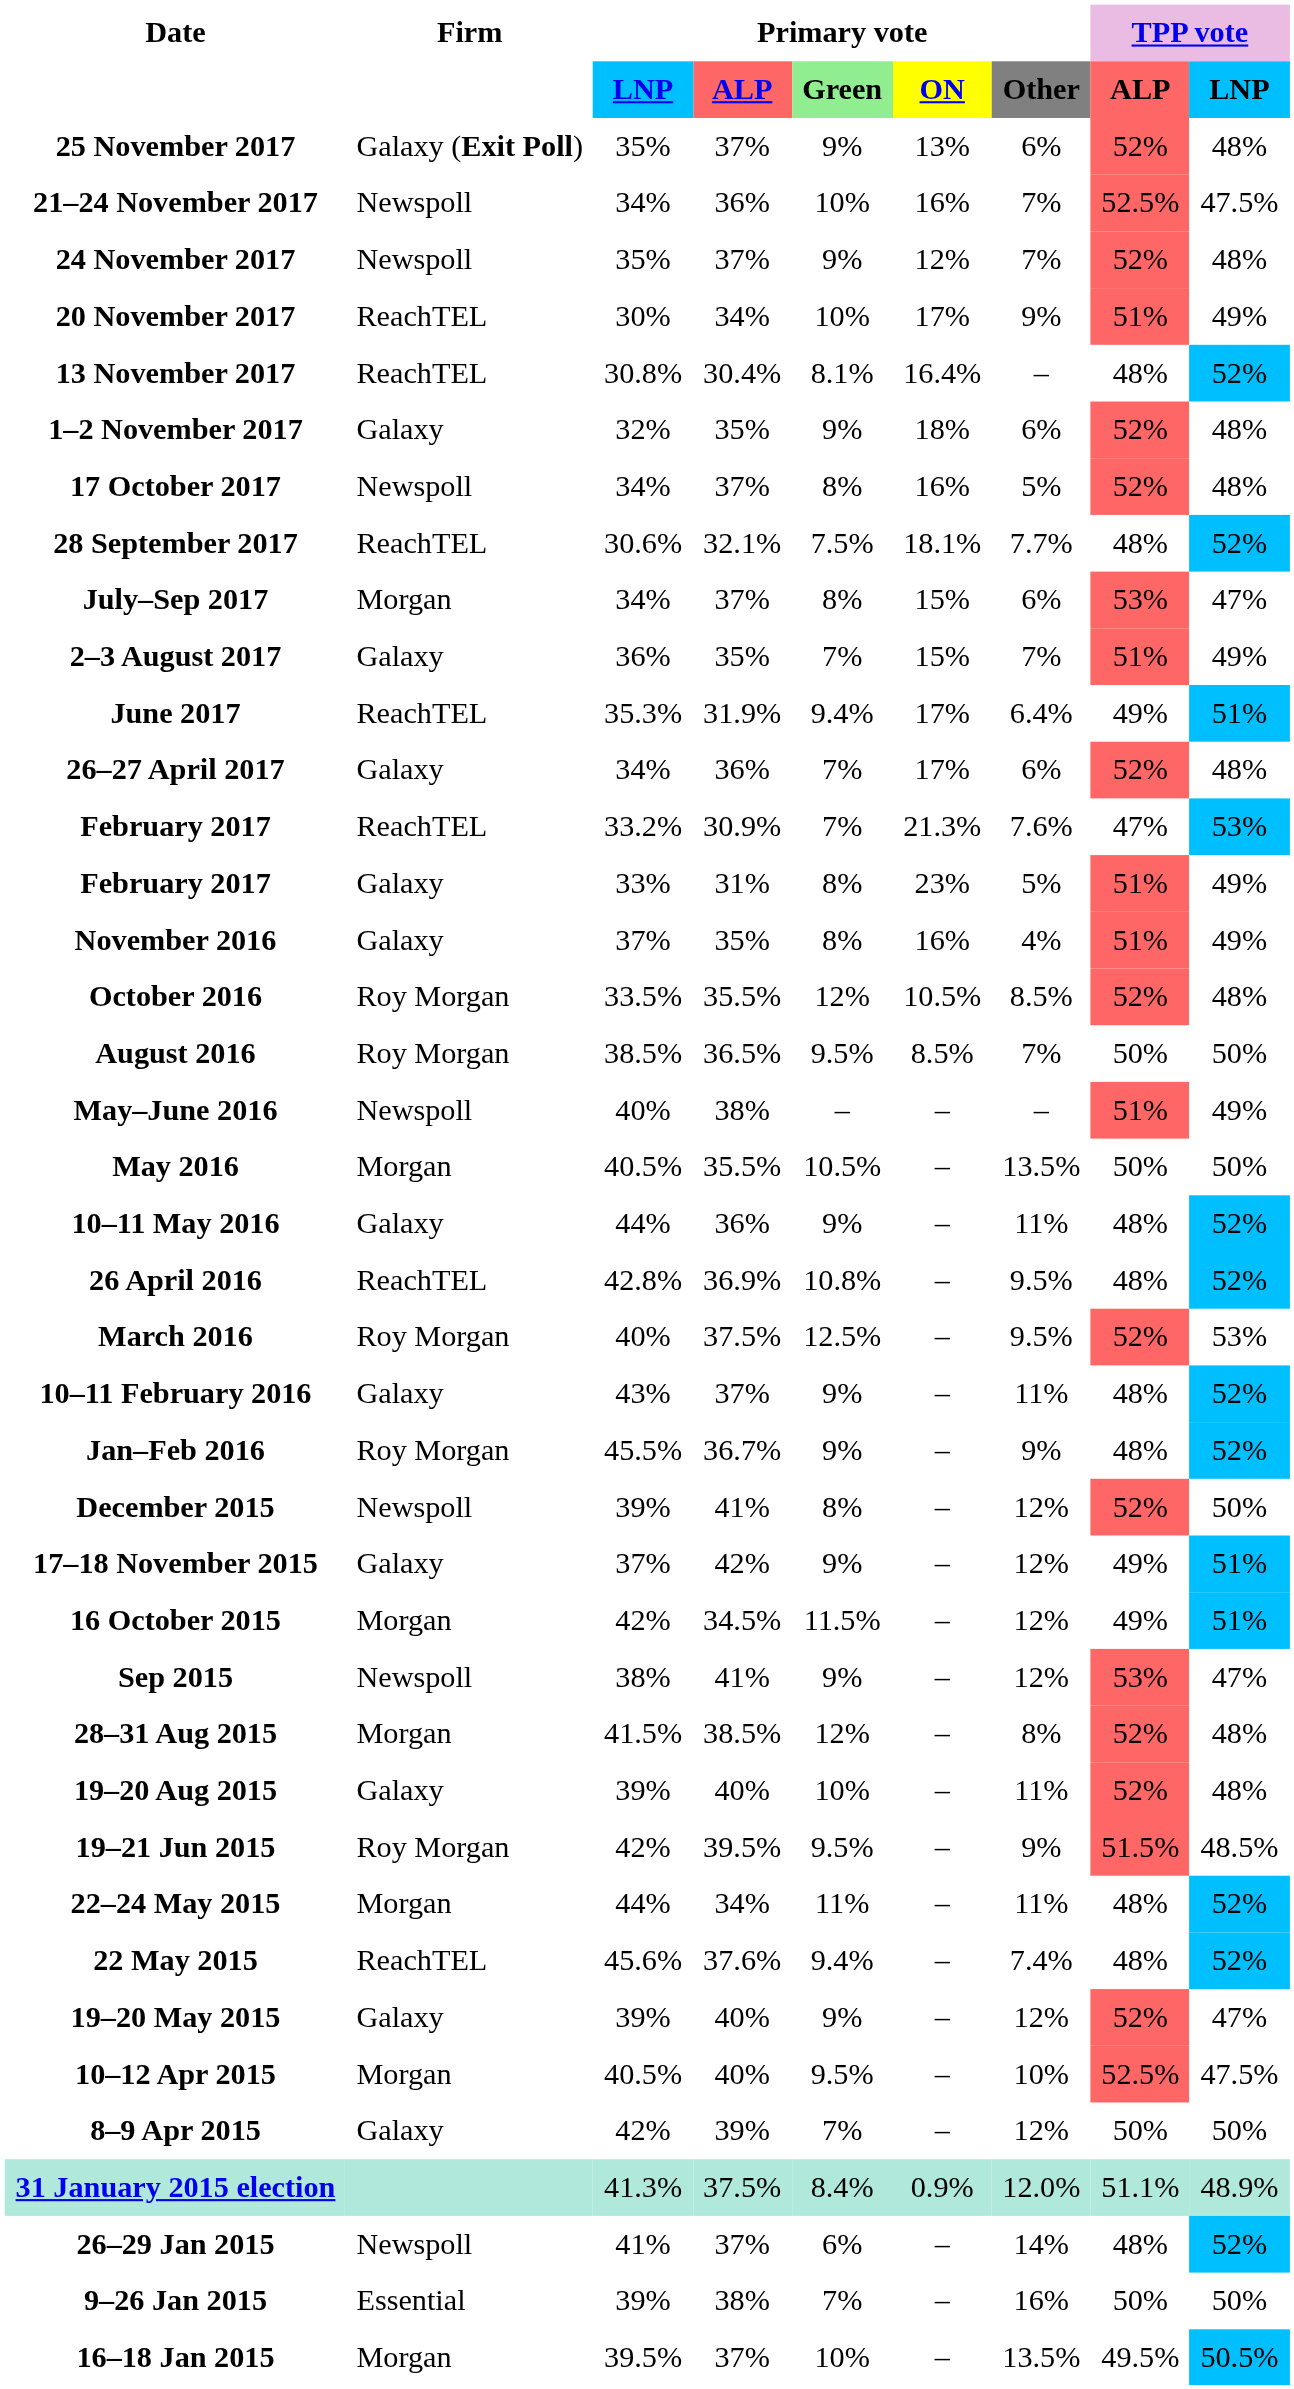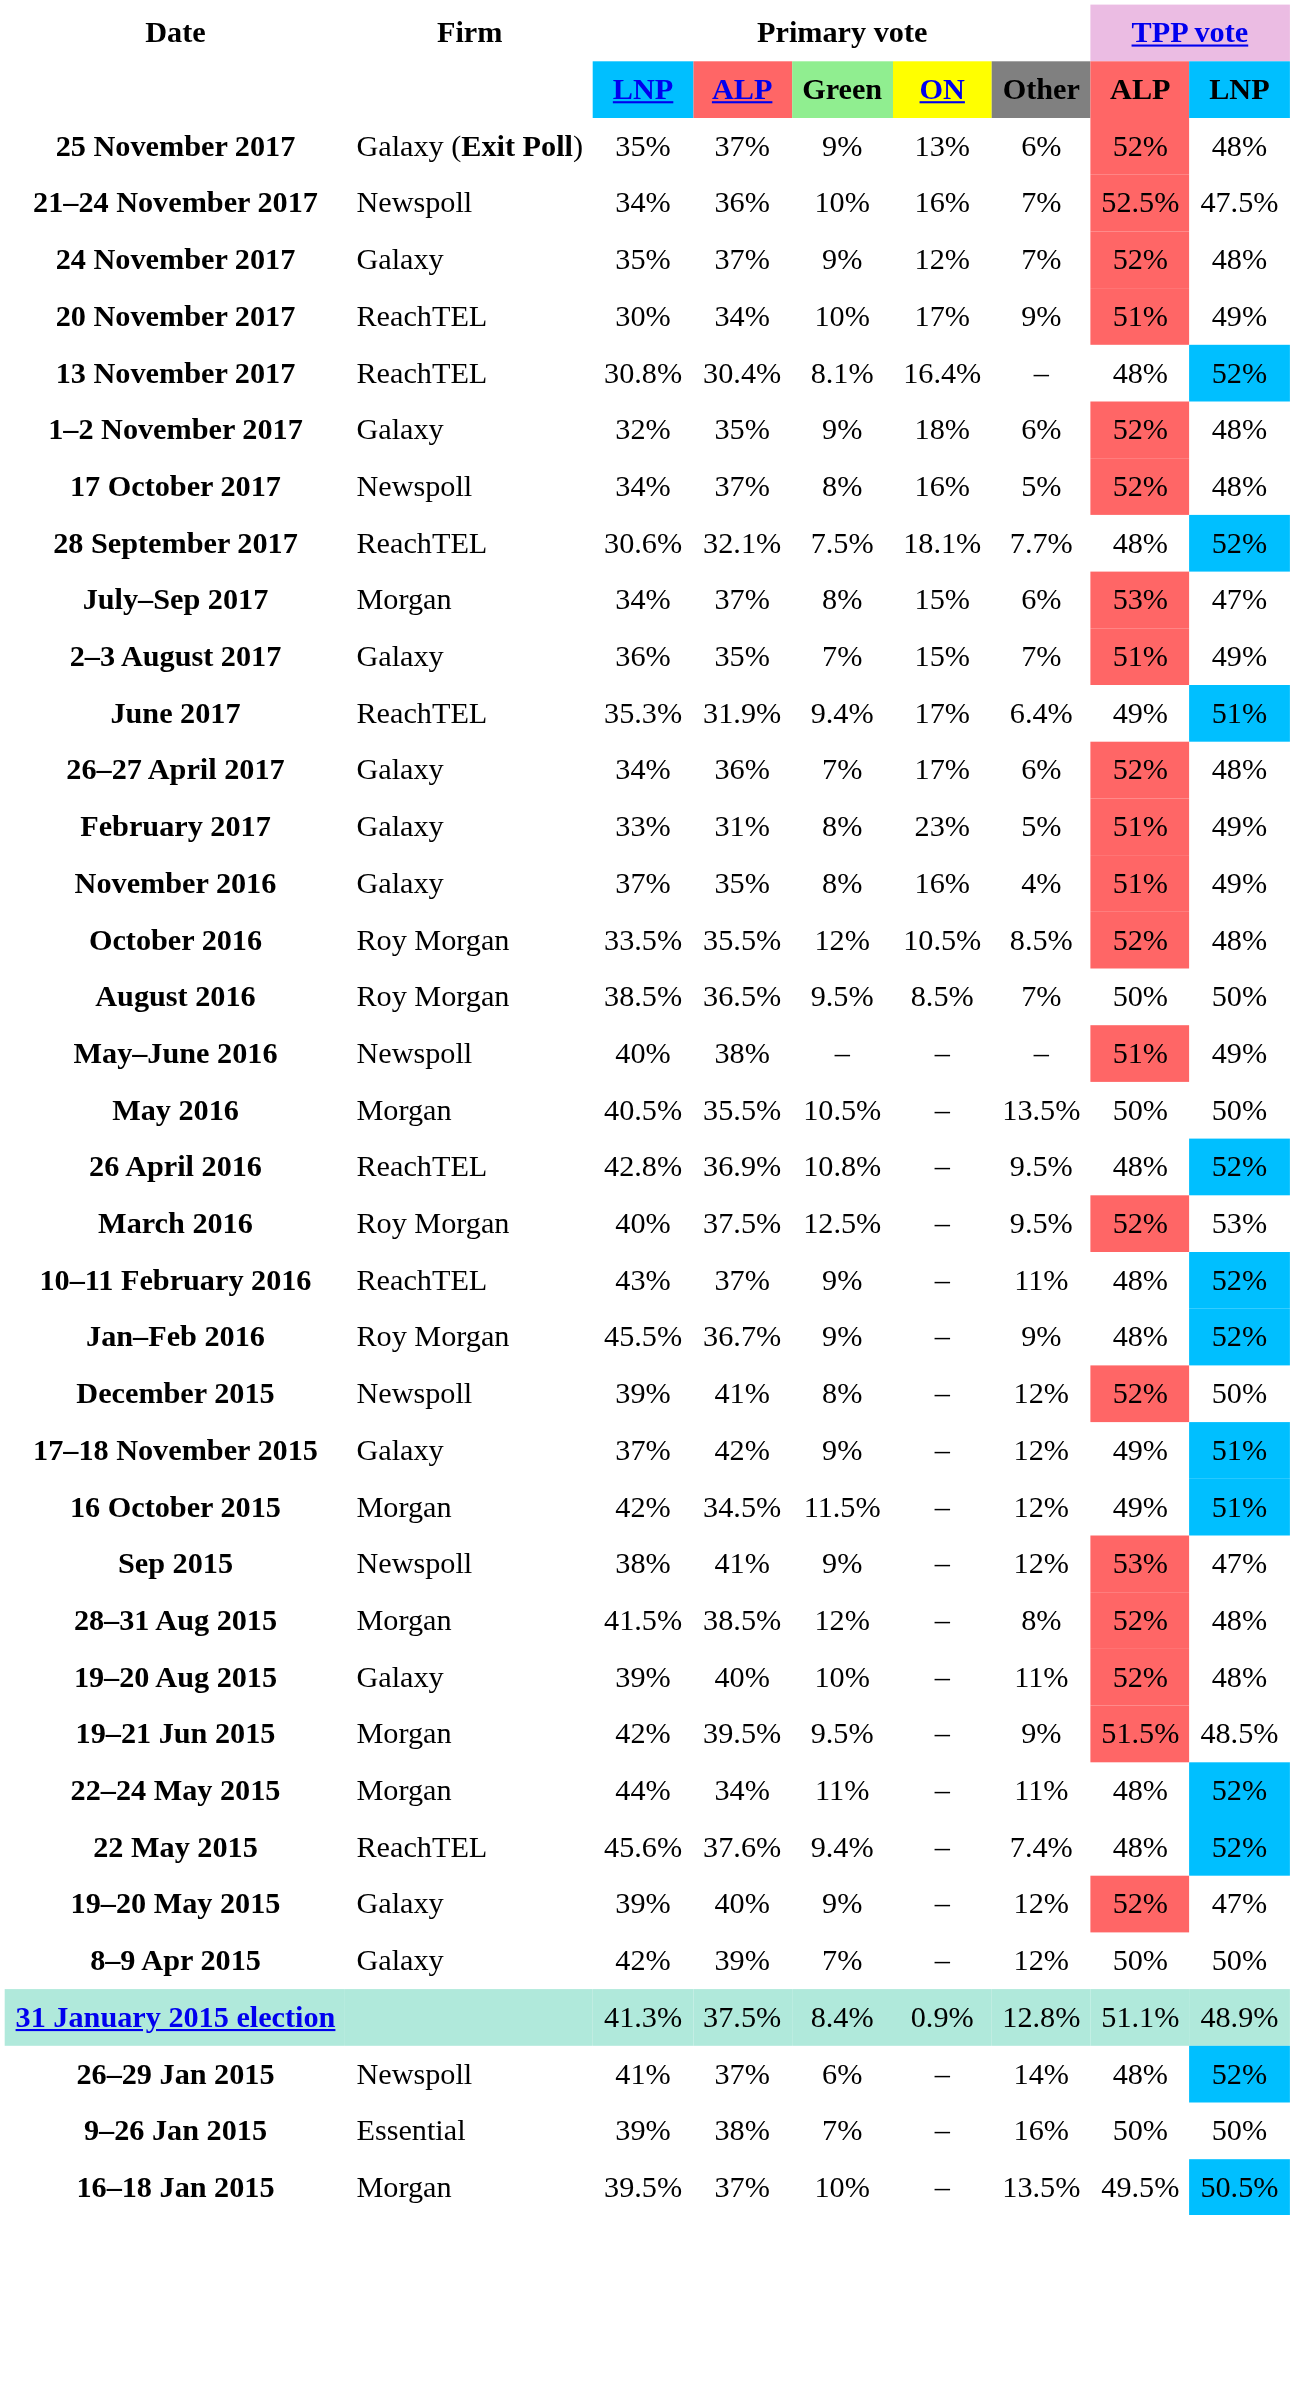(414, 258) Newspoll -> (400, 258) Galaxy
- row: (176, 825)
- row: (176, 1222)
(400, 1392) Galaxy -> (422, 1279) ReachTEL
(433, 1846) Roy Morgan -> (404, 1732) Morgan
- row: (175, 2073)
(1041, 2186) 12.0% -> (1041, 2016) 12.8%
